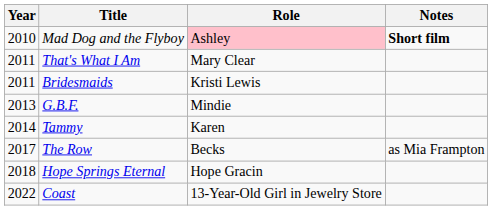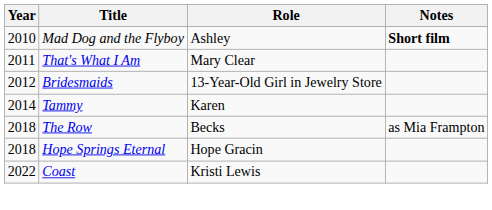(210, 37) pink background -> (210, 37) no background
(22, 82) 2011 -> (22, 82) 2012
(225, 82) Kristi Lewis -> (286, 82) 13-Year-Old Girl in Jewelry Store
- row: (60, 104)
(22, 149) 2017 -> (22, 127) 2018
(286, 194) 13-Year-Old Girl in Jewelry Store -> (225, 171) Kristi Lewis
